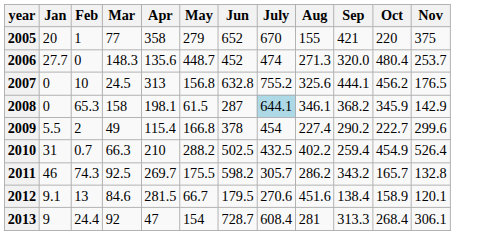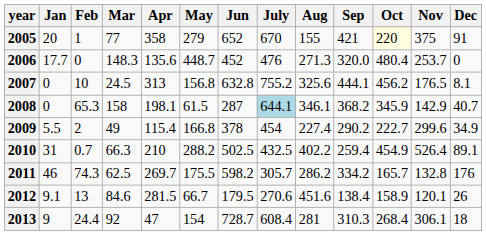+ column: (466, 15)
(387, 38) no background -> (387, 38) lightyellow background
(55, 60) 27.7 -> (55, 60) 17.7
(271, 60) 474 -> (271, 60) 476
(118, 173) 92.5 -> (118, 173) 62.5
(353, 173) 343.2 -> (353, 173) 334.2
(353, 219) 313.3 -> (353, 219) 310.3
